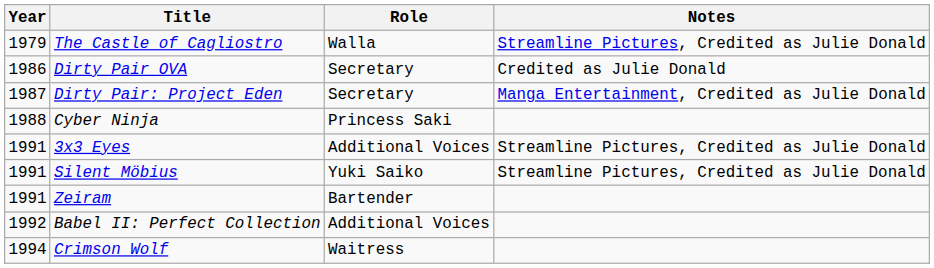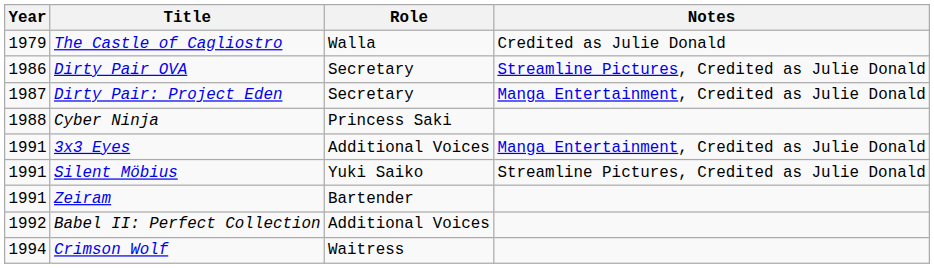(712, 43) Streamline Pictures, Credited as Julie Donald -> (612, 43) Credited as Julie Donald
(612, 69) Credited as Julie Donald -> (712, 69) Streamline Pictures, Credited as Julie Donald
(712, 147) Streamline Pictures, Credited as Julie Donald -> (712, 147) Manga Entertainment, Credited as Julie Donald
